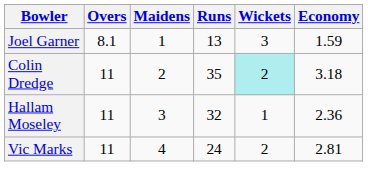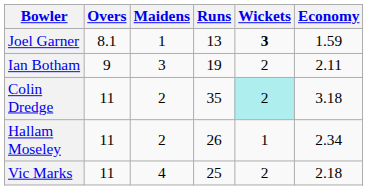(265, 41) normal -> (265, 41) bold
+ row: (44, 65)
(162, 115) 3 -> (162, 140) 2
(214, 115) 32 -> (214, 140) 26
(329, 115) 2.36 -> (329, 140) 2.34
(214, 148) 24 -> (214, 173) 25
(329, 148) 2.81 -> (329, 173) 2.18
